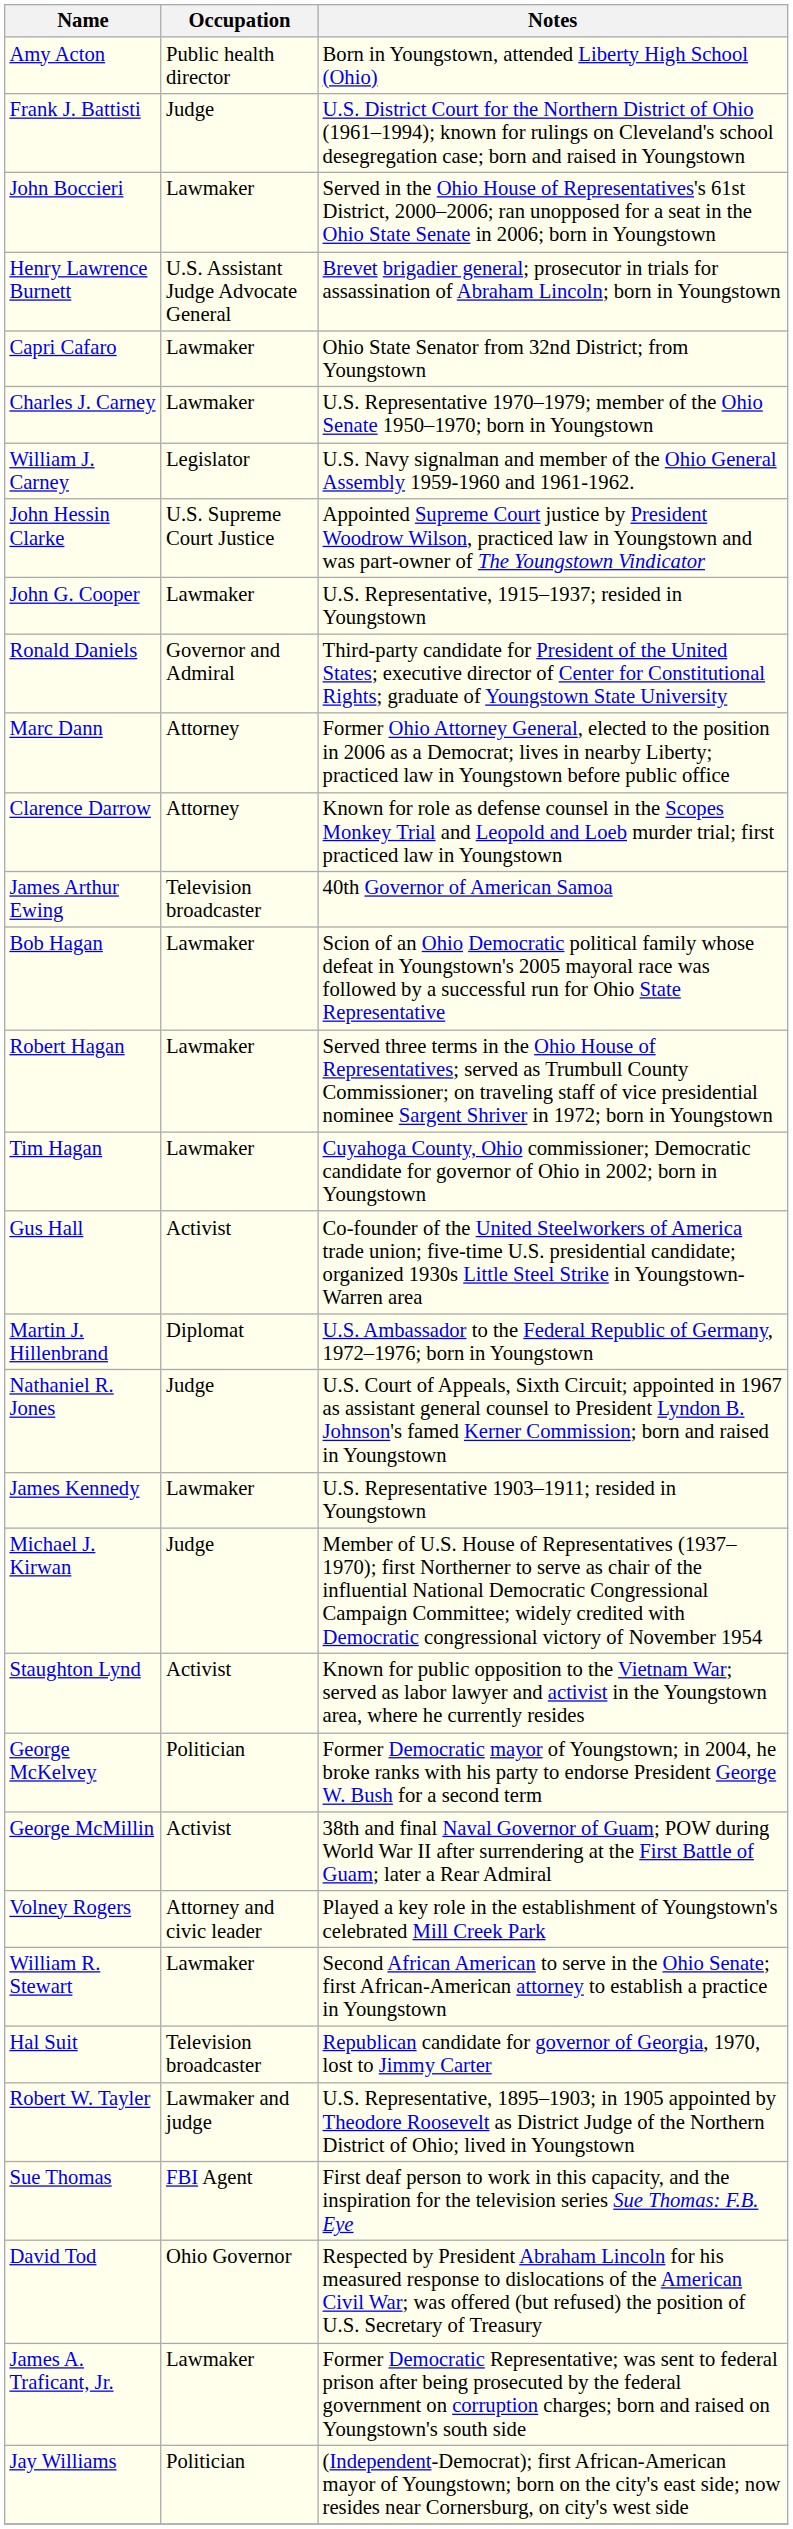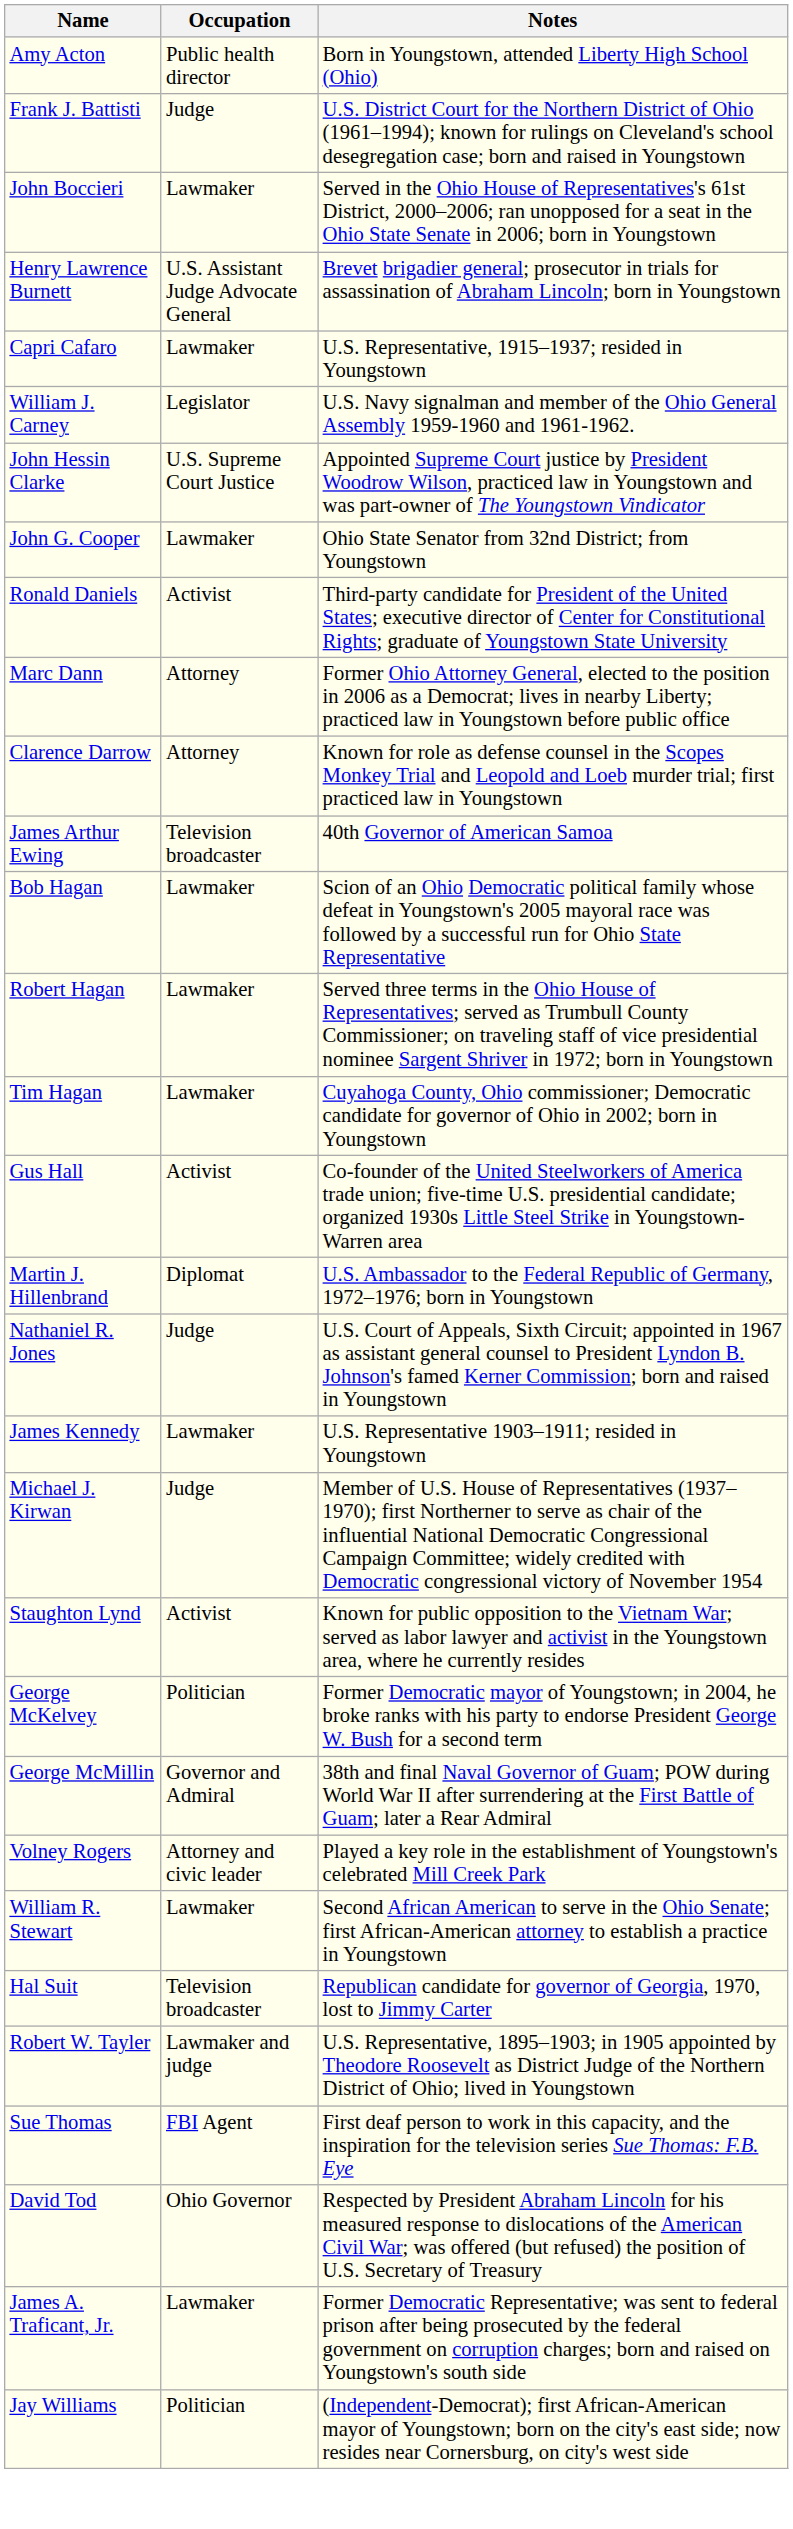(505, 358) Ohio State Senator from 32nd District; from Youngstown -> (502, 358) U.S. Representative, 1915–1937; resided in Youngstown
- row: (82, 403)
(502, 605) U.S. Representative, 1915–1937; resided in Youngstown -> (505, 549) Ohio State Senator from 32nd District; from Youngstown
(223, 661) Governor and Admiral -> (199, 594) Activist
(199, 1828) Activist -> (223, 1783) Governor and Admiral
